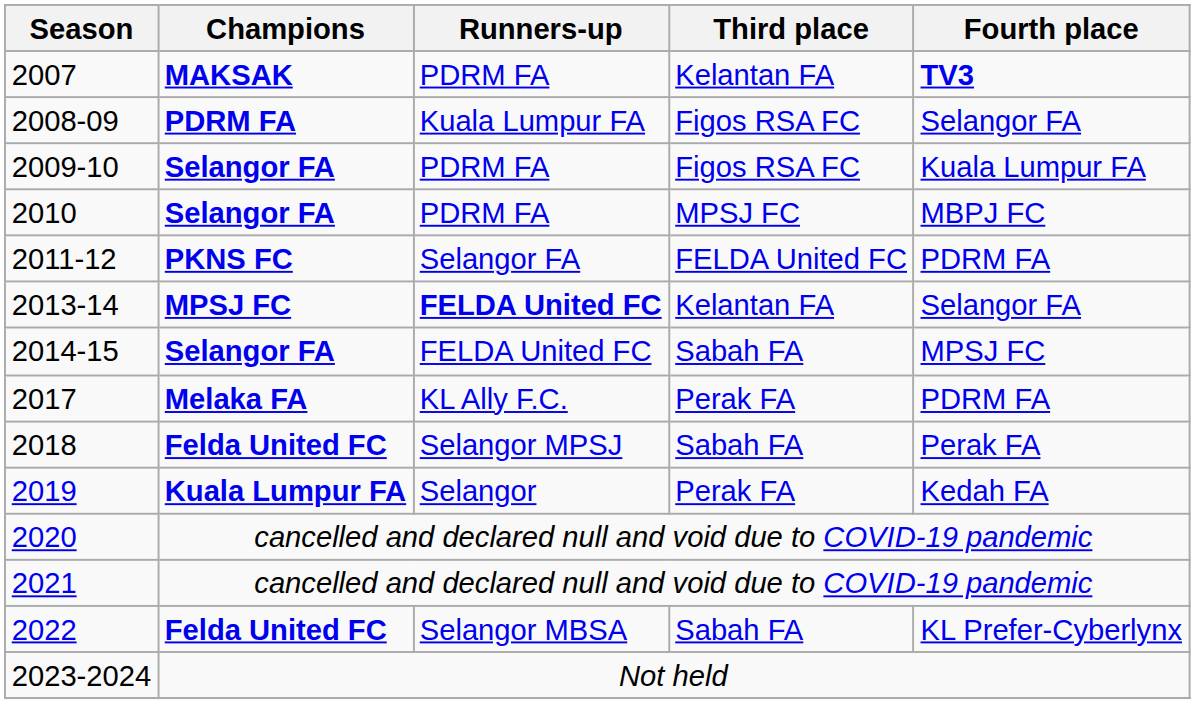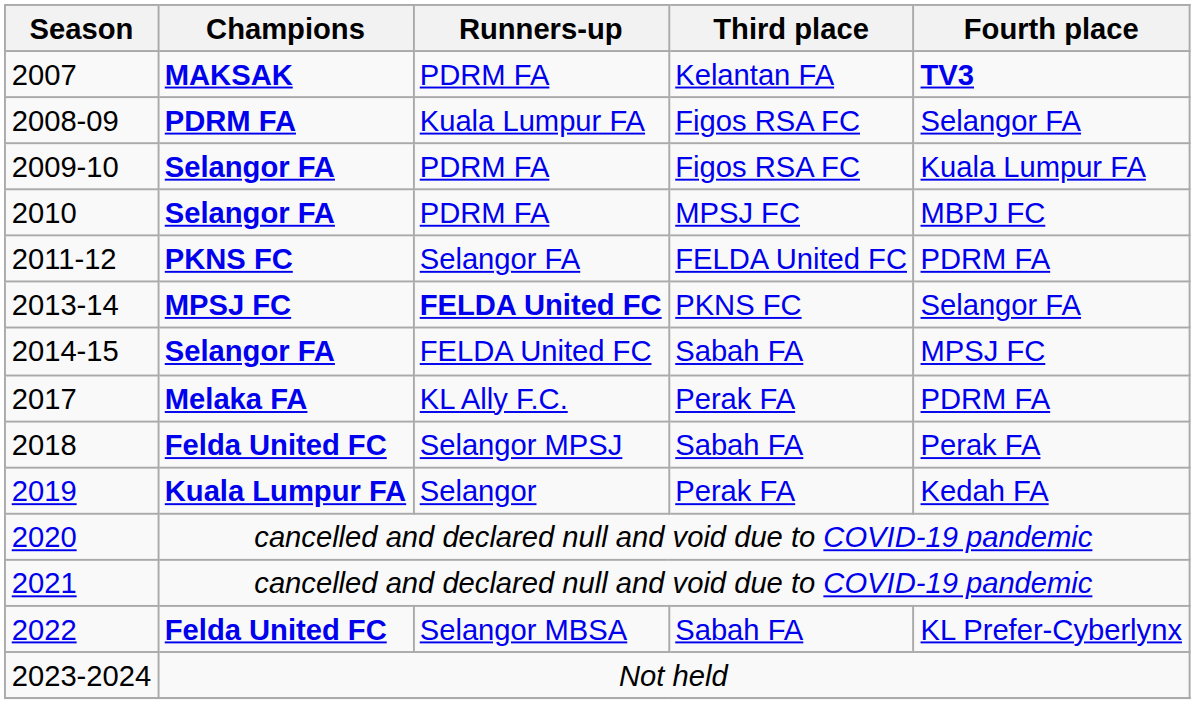(755, 305) Kelantan FA -> (738, 305) PKNS FC
